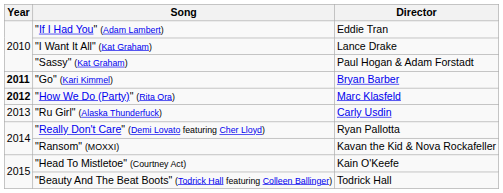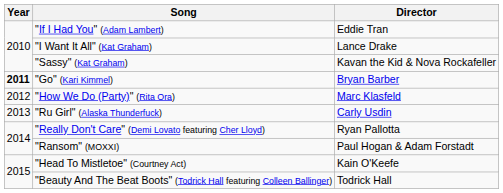(405, 63) Paul Hogan & Adam Forstadt -> (416, 63) Kavan the Kid & Nova Rockafeller
(19, 96) bold -> (19, 96) normal
(416, 146) Kavan the Kid & Nova Rockafeller -> (405, 146) Paul Hogan & Adam Forstadt
